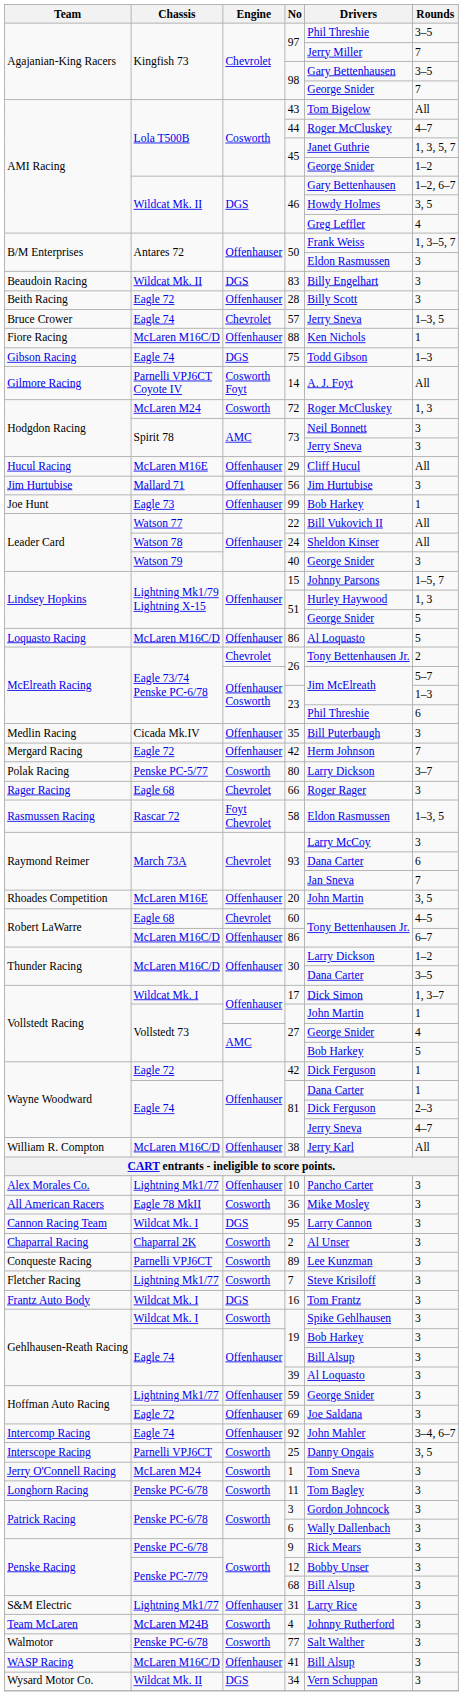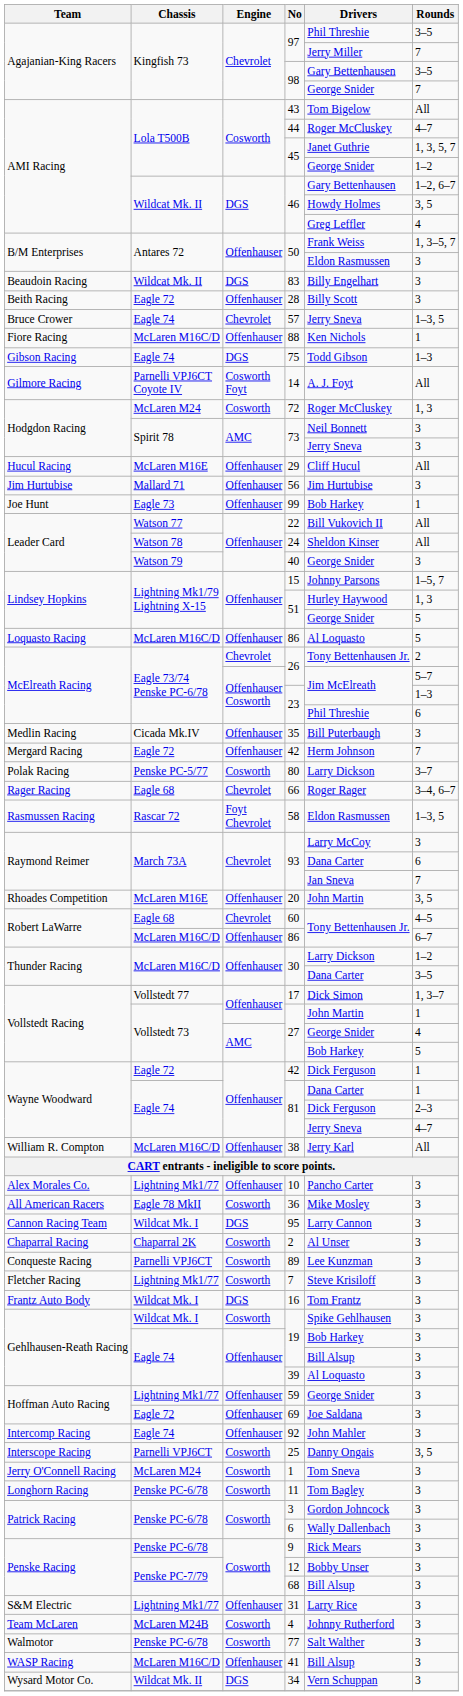(418, 790) 3 -> (435, 790) 3–4, 6–7
(166, 994) Wildcat Mk. I -> (161, 994) Vollstedt 77
(435, 1433) 3–4, 6–7 -> (418, 1433) 3
